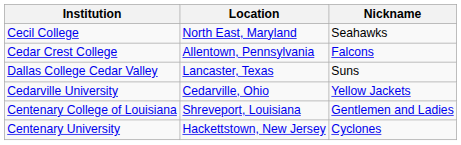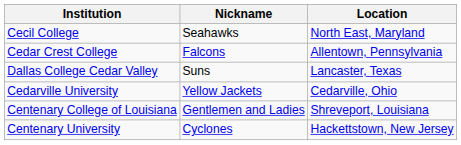columns swapped: (393, 14) <-> (254, 14)
